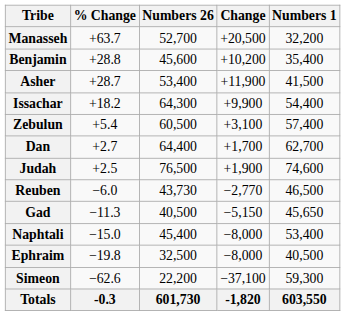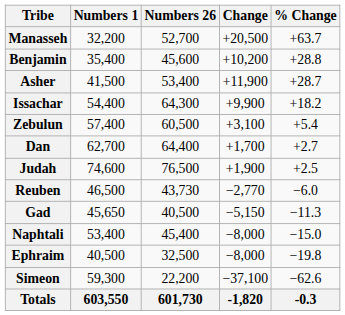columns swapped: (304, 16) <-> (105, 16)
